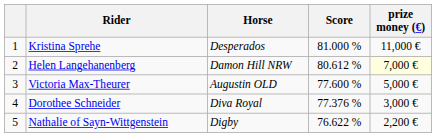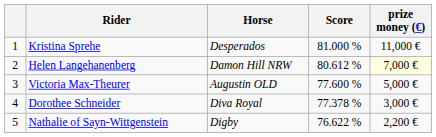(339, 103) 77.376 % -> (339, 103) 77.378 %
